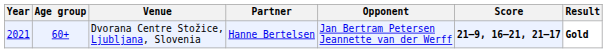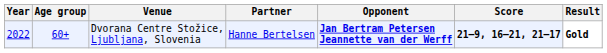(18, 34) 2021 -> (18, 34) 2022
(386, 34) normal -> (386, 34) bold
